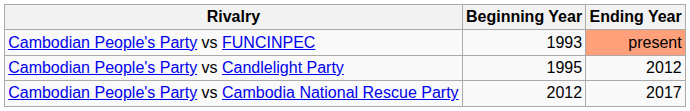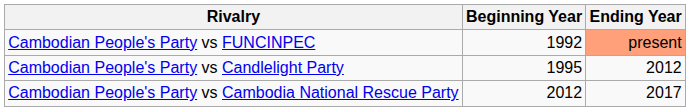(564, 42) 1993 -> (564, 42) 1992
